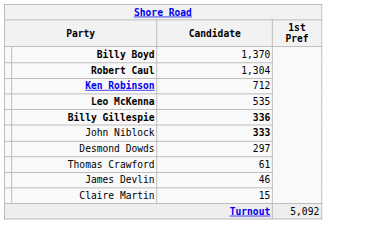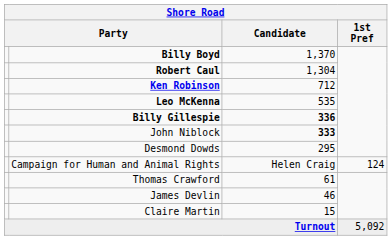(262, 149) 297 -> (327, 149) 295
+ row: (115, 164)
